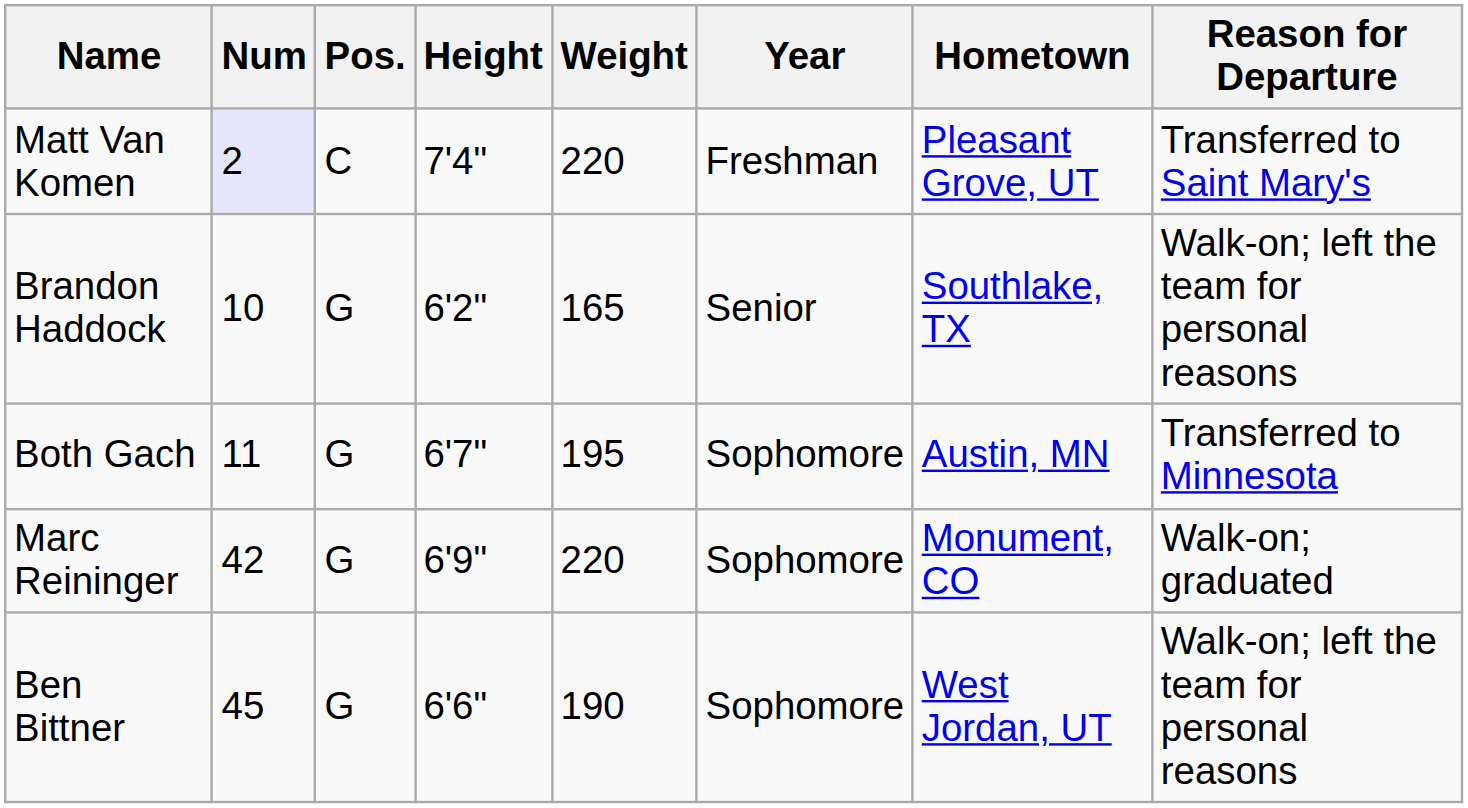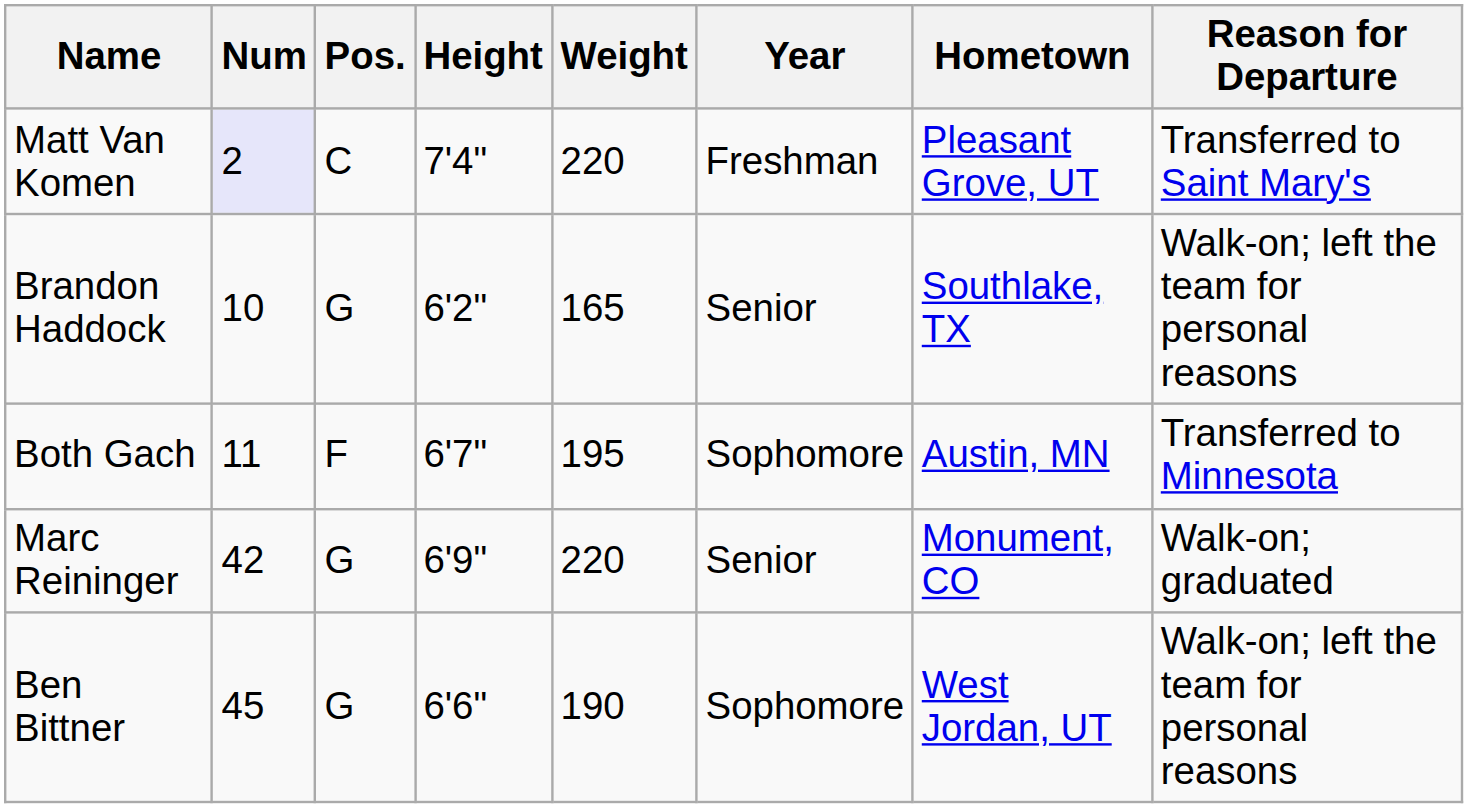(340, 455) G -> (336, 455) F
(805, 559) Sophomore -> (761, 559) Senior
